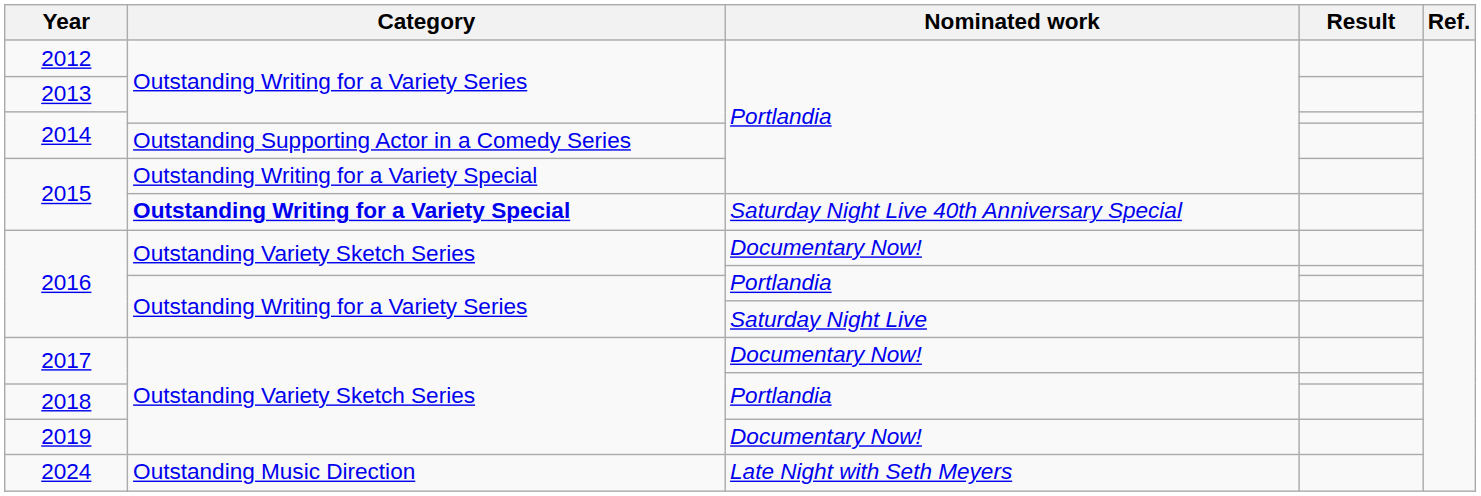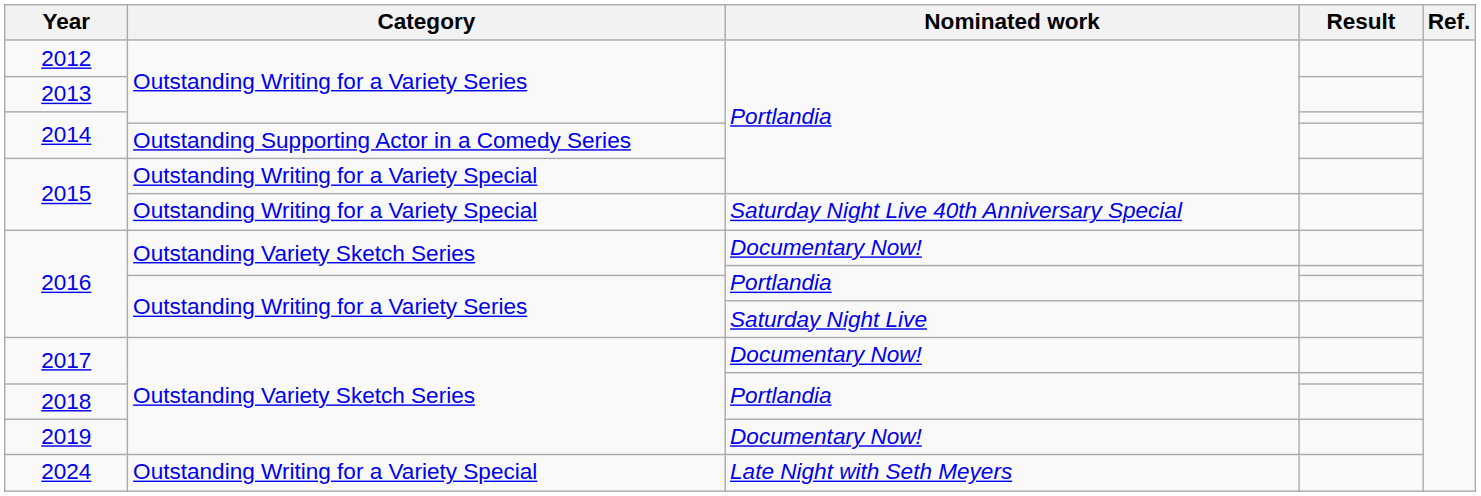(352, 211) bold -> (335, 211) normal
(274, 472) Outstanding Music Direction -> (335, 472) Outstanding Writing for a Variety Special
